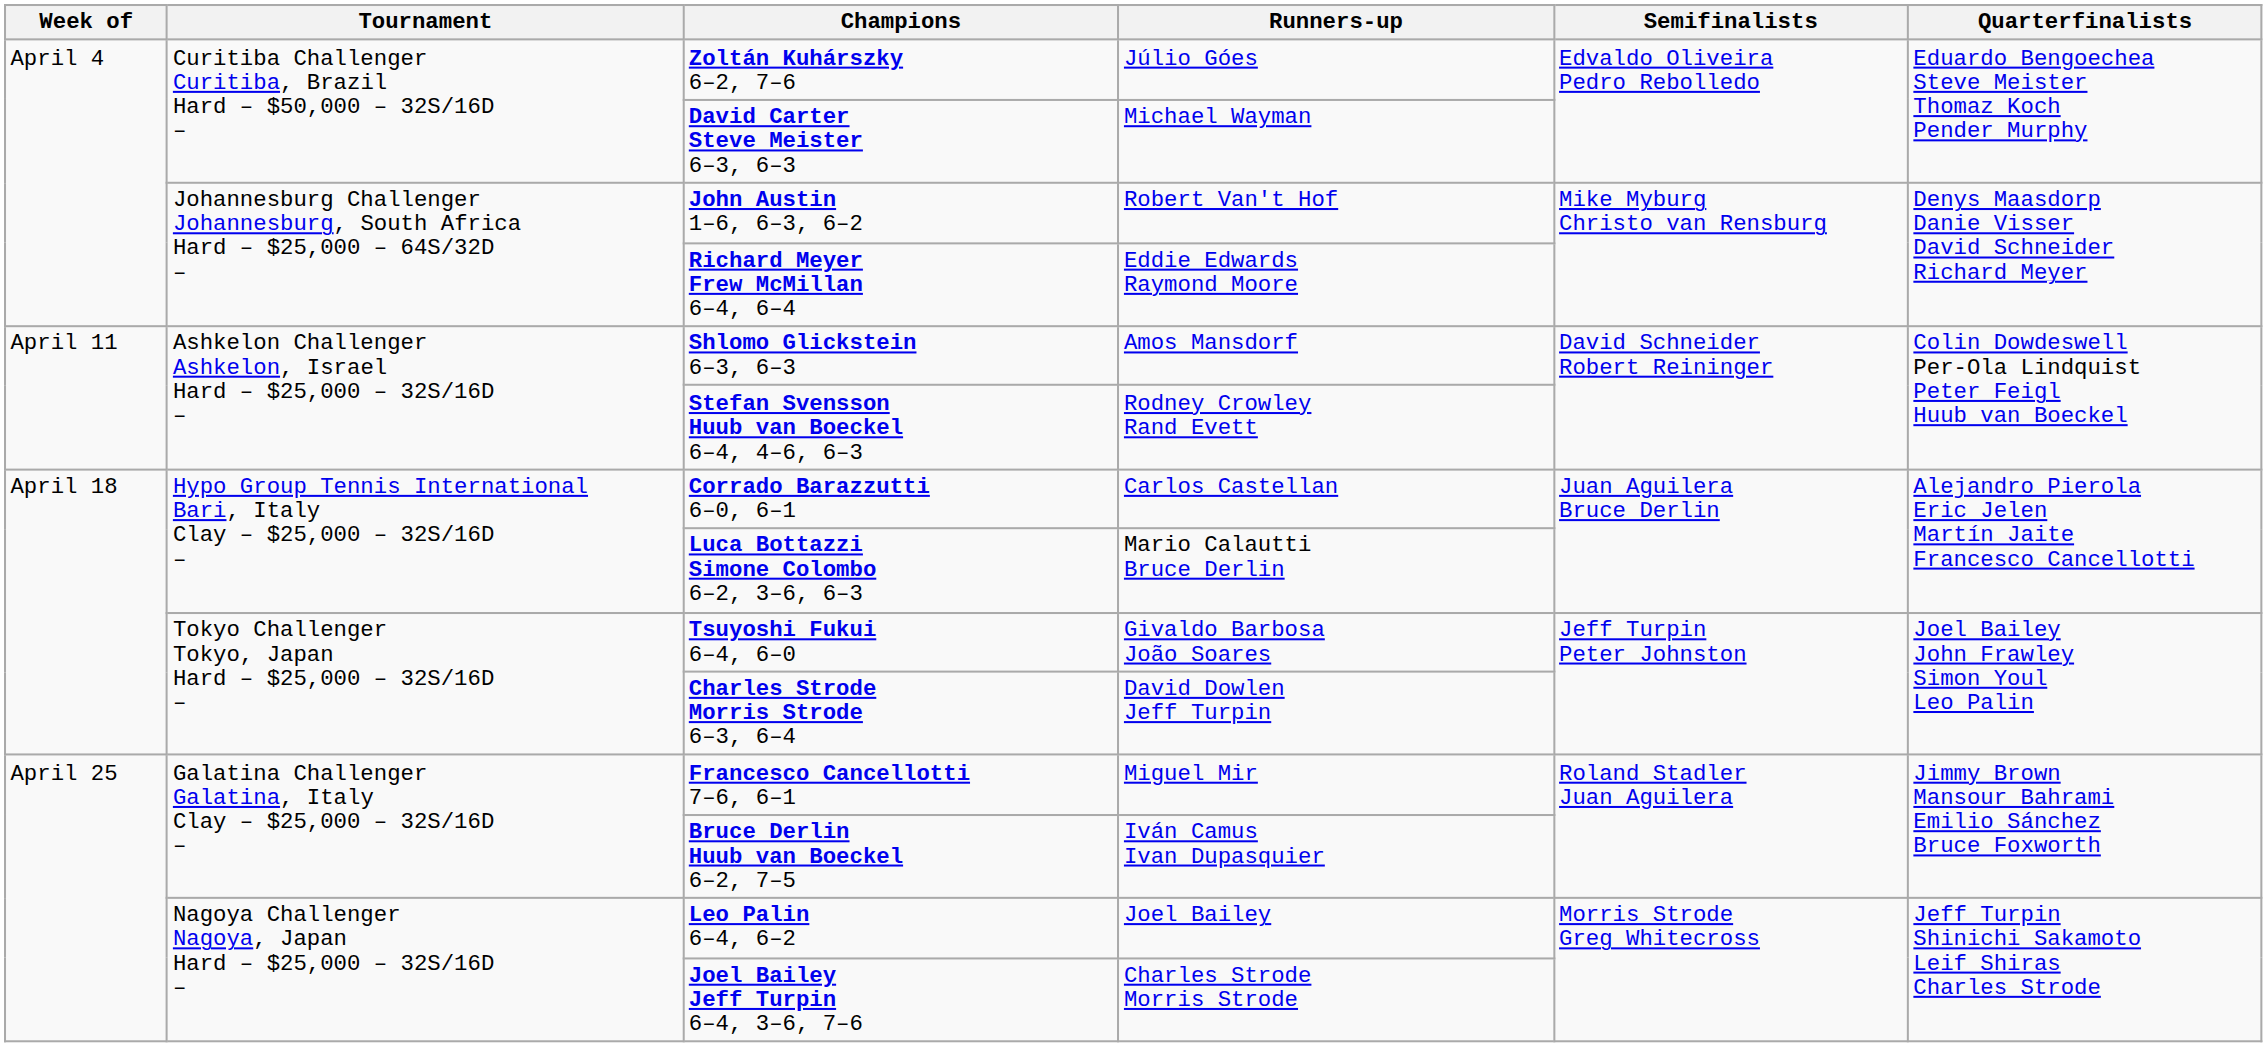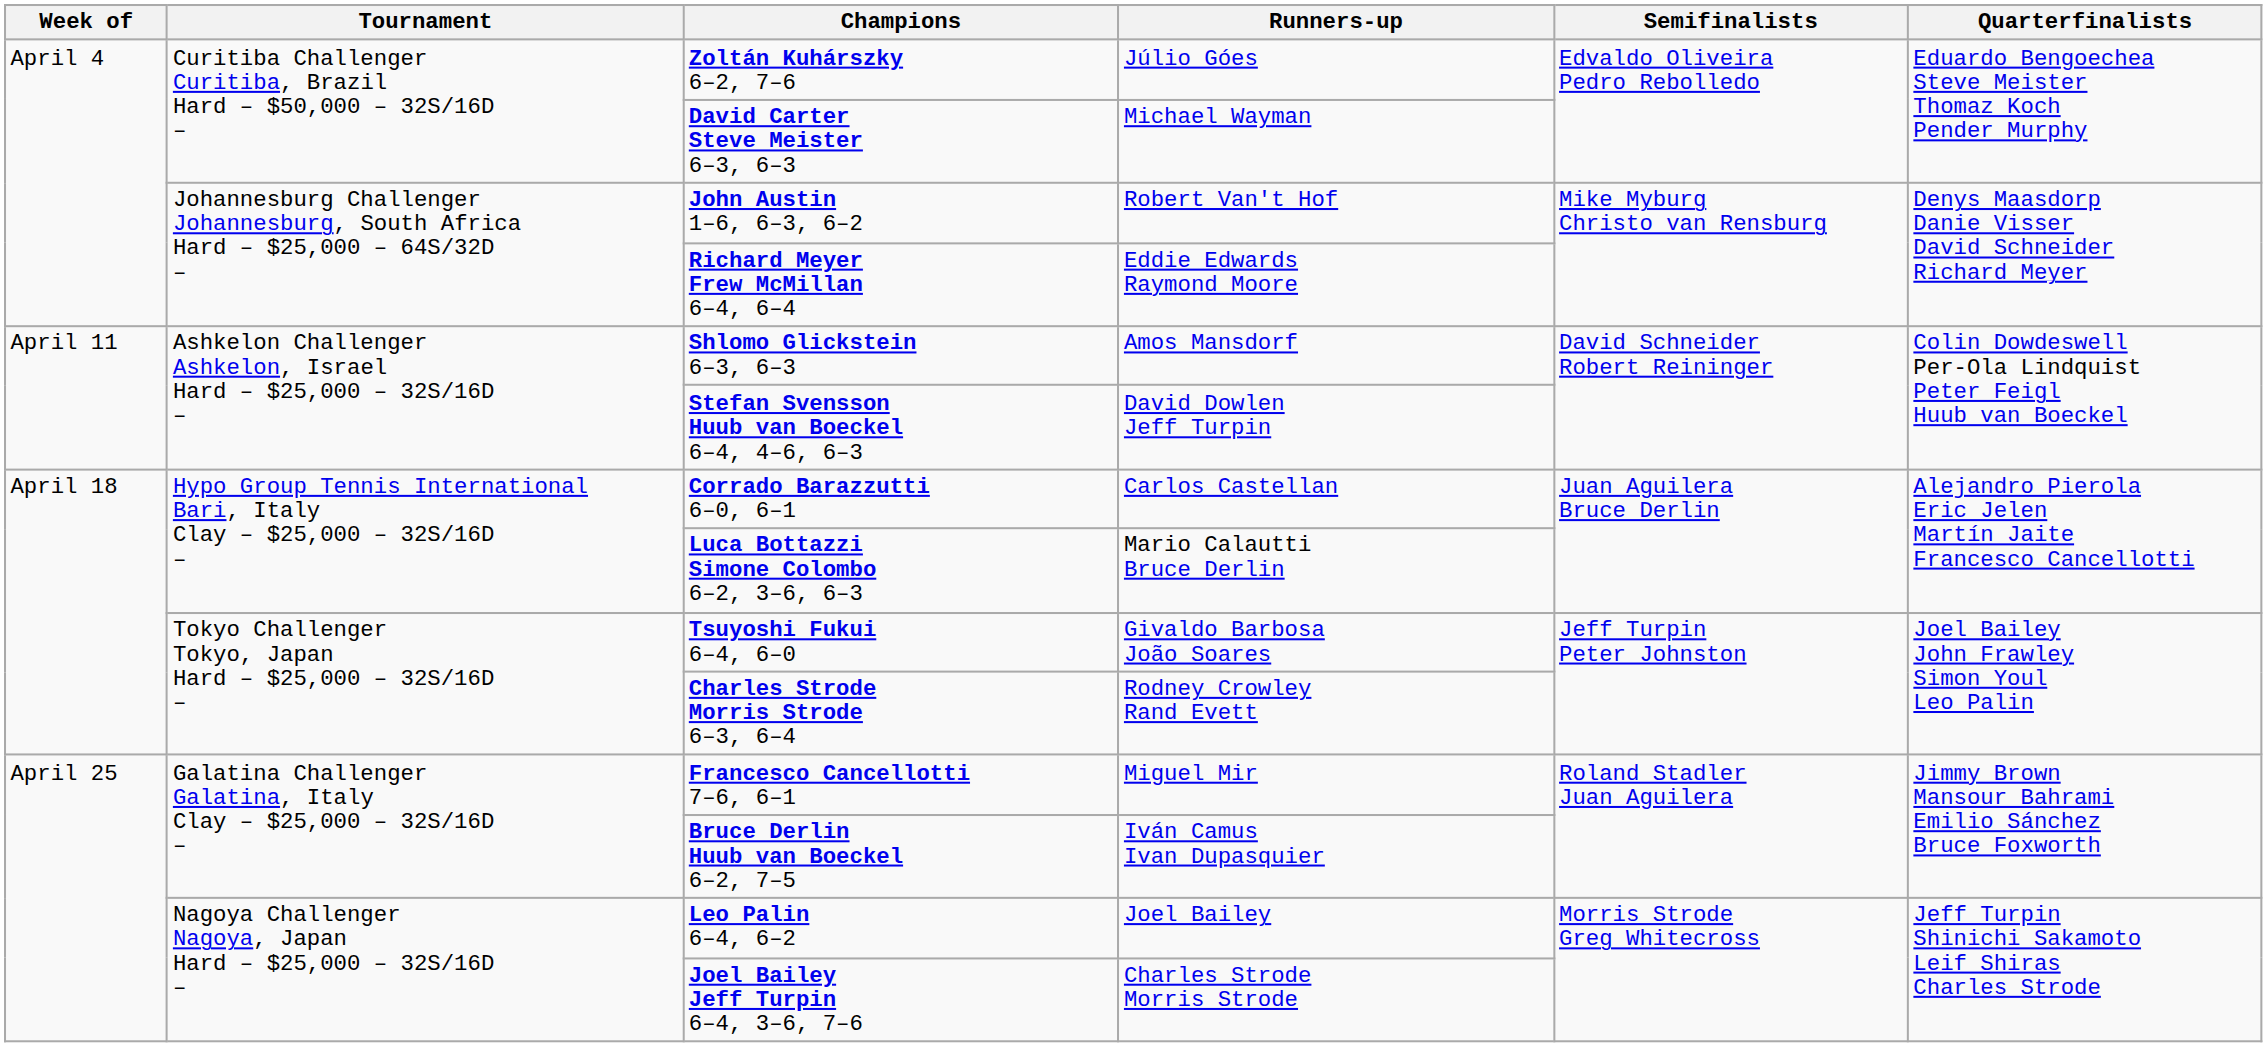(1218, 415) Rodney Crowley Rand Evett -> (1204, 415) David Dowlen Jeff Turpin
(1204, 701) David Dowlen Jeff Turpin -> (1218, 701) Rodney Crowley Rand Evett
